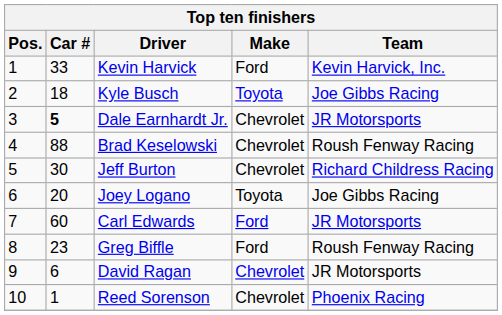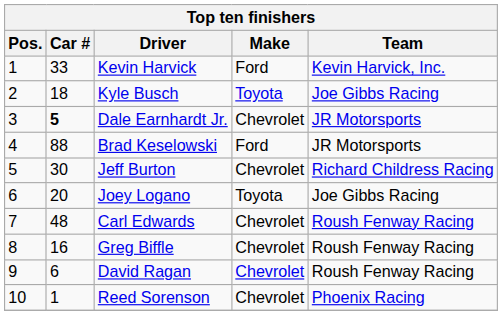(270, 145) Chevrolet -> (252, 145) Ford
(393, 145) Roush Fenway Racing -> (366, 145) JR Motorsports
(59, 222) 60 -> (59, 222) 48
(252, 222) Ford -> (270, 222) Chevrolet
(366, 222) JR Motorsports -> (393, 222) Roush Fenway Racing
(59, 247) 23 -> (59, 247) 16
(252, 247) Ford -> (270, 247) Chevrolet
(366, 272) JR Motorsports -> (393, 272) Roush Fenway Racing
